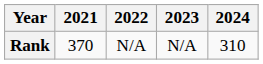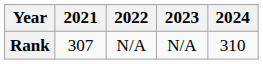(81, 45) 370 -> (81, 45) 307
